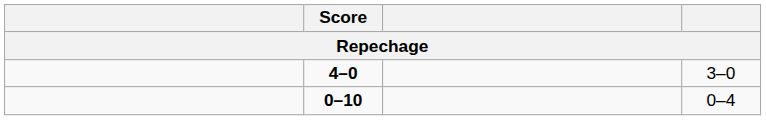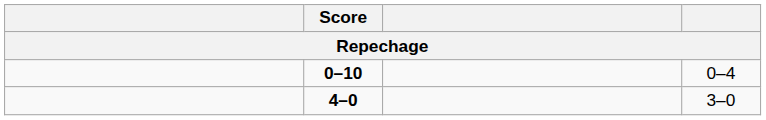rows swapped: (343, 100) <-> (343, 73)
